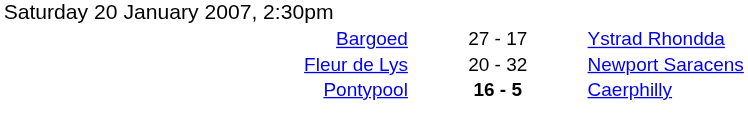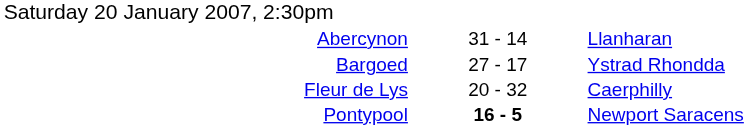+ row: (362, 39)
(666, 64) Newport Saracens -> (630, 89) Caerphilly
(630, 89) Caerphilly -> (666, 114) Newport Saracens
